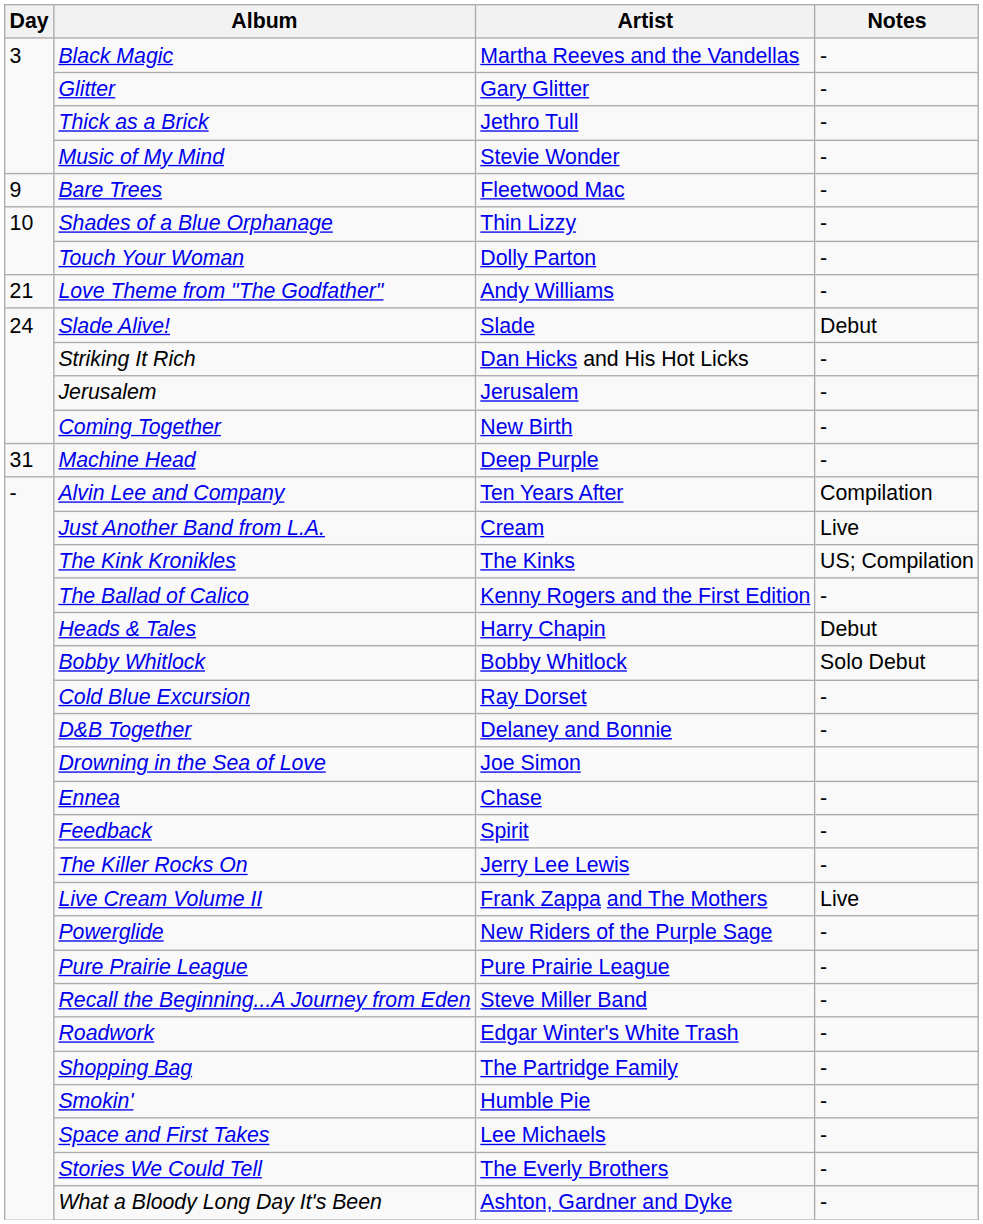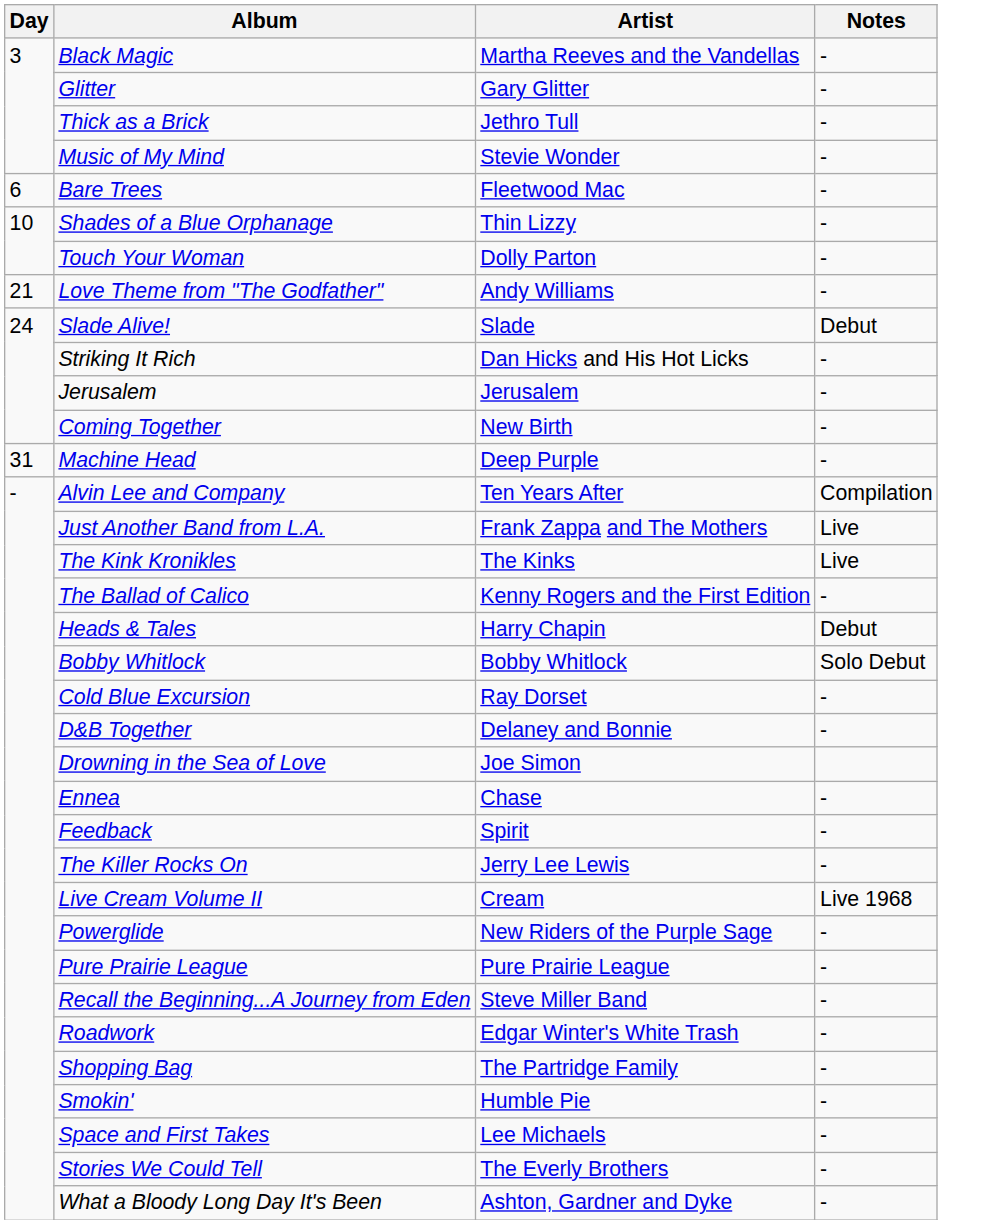(15, 190) 9 -> (15, 190) 6
(512, 527) Cream -> (624, 527) Frank Zappa and The Mothers
(897, 561) US; Compilation -> (840, 561) Live
(624, 898) Frank Zappa and The Mothers -> (512, 898) Cream
(840, 898) Live -> (866, 898) Live 1968
